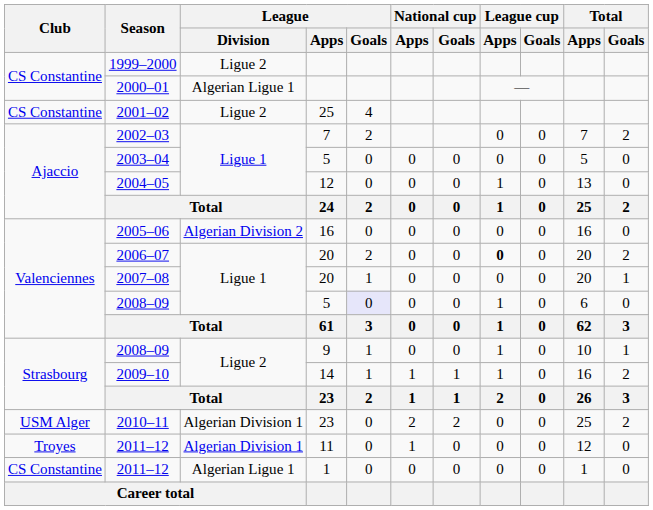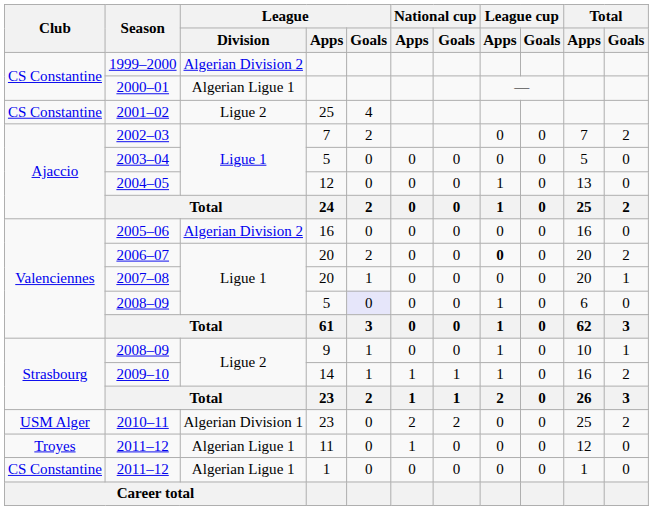(243, 64) Ligue 2 -> (243, 64) Algerian Division 2
(243, 445) Algerian Division 1 -> (243, 445) Algerian Ligue 1
